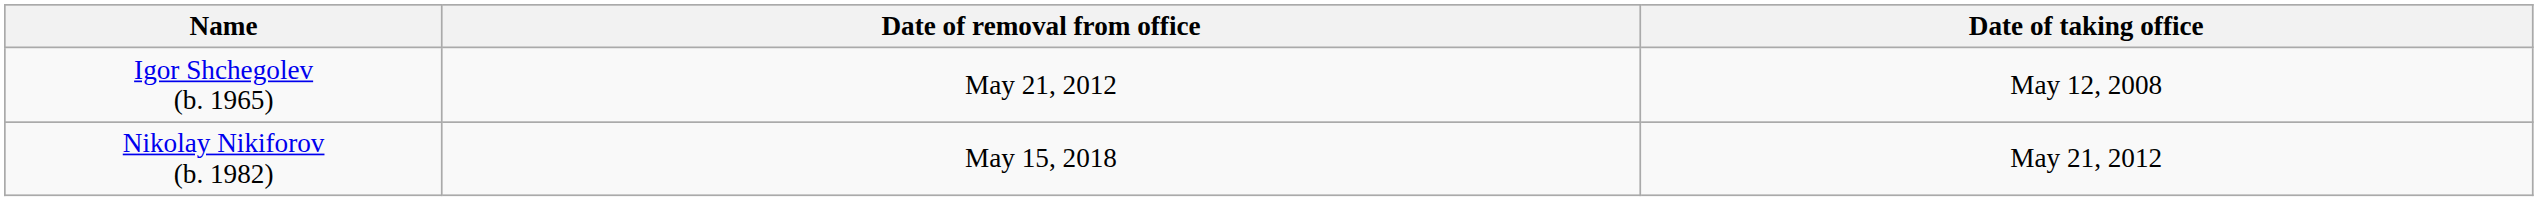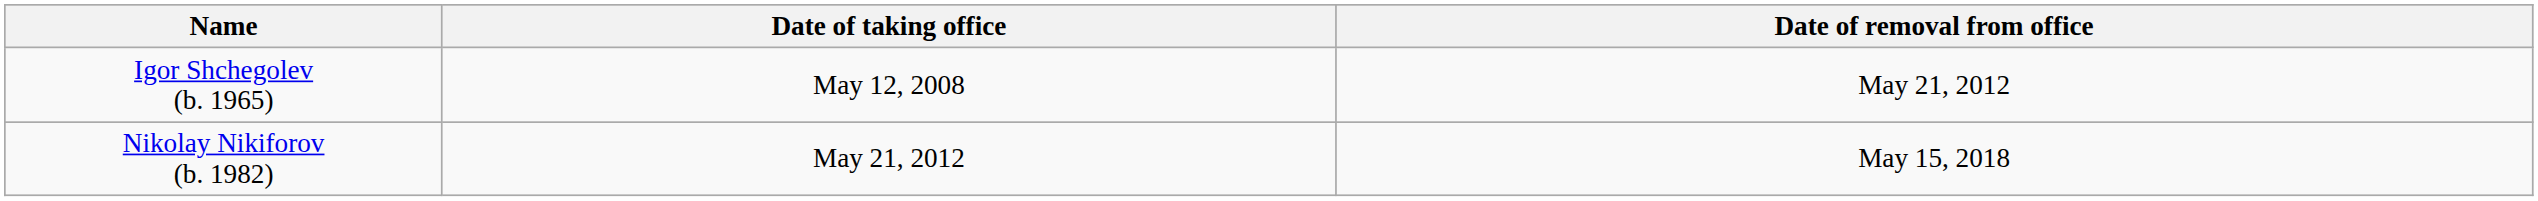columns swapped: (2086, 26) <-> (1041, 26)
